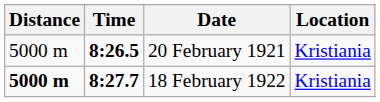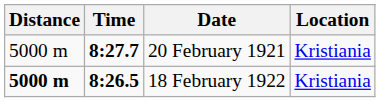(114, 50) 8:26.5 -> (114, 50) 8:27.7
(114, 81) 8:27.7 -> (114, 81) 8:26.5
